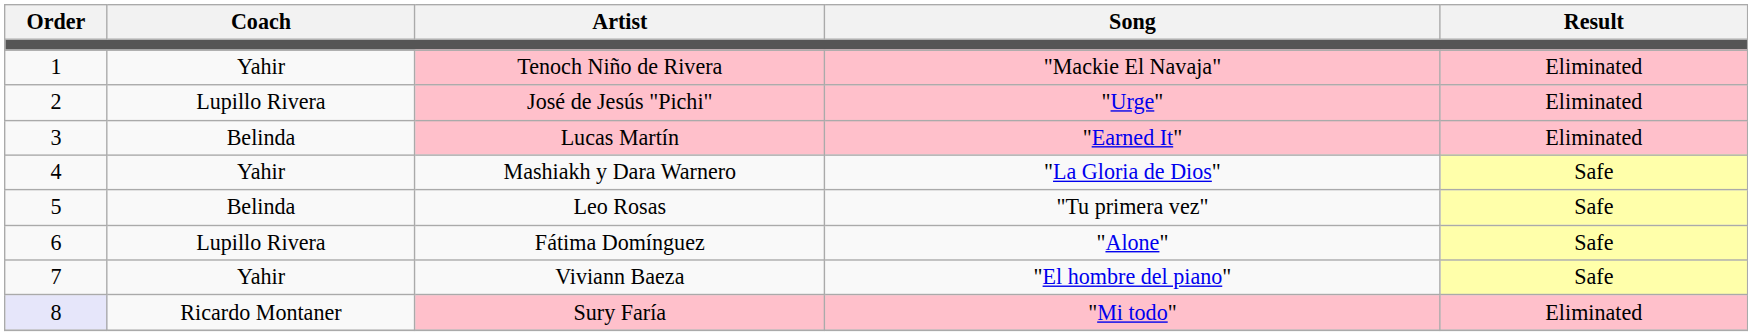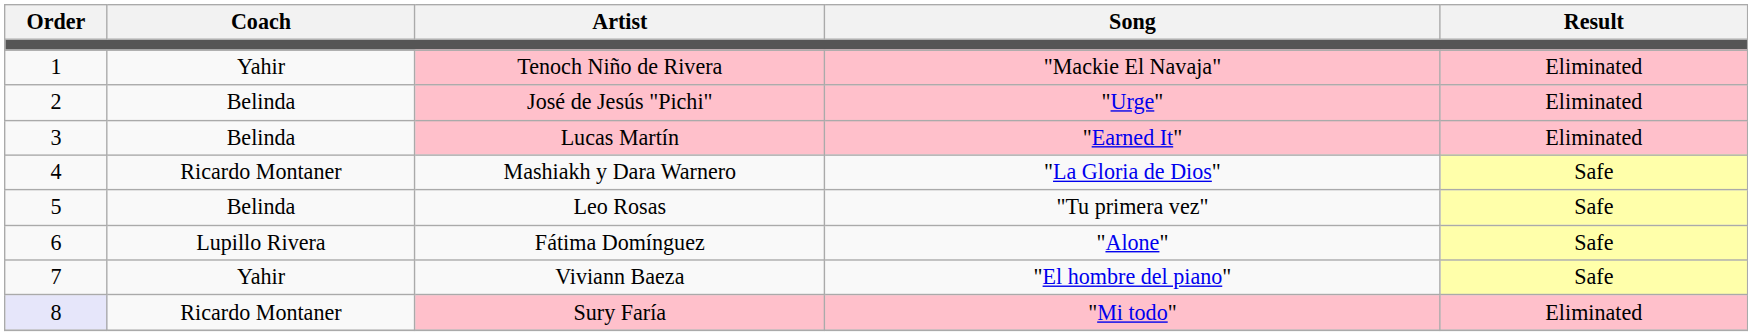(261, 102) Lupillo Rivera -> (261, 102) Belinda
(261, 172) Yahir -> (261, 172) Ricardo Montaner
